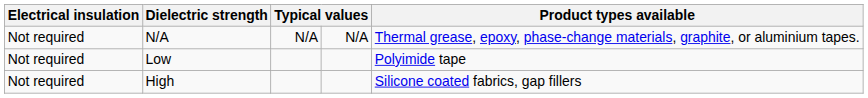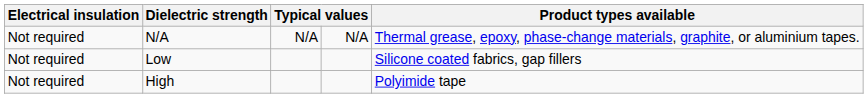(420, 59) Polyimide tape -> (478, 59) Silicone coated fabrics, gap fillers
(478, 81) Silicone coated fabrics, gap fillers -> (420, 81) Polyimide tape
